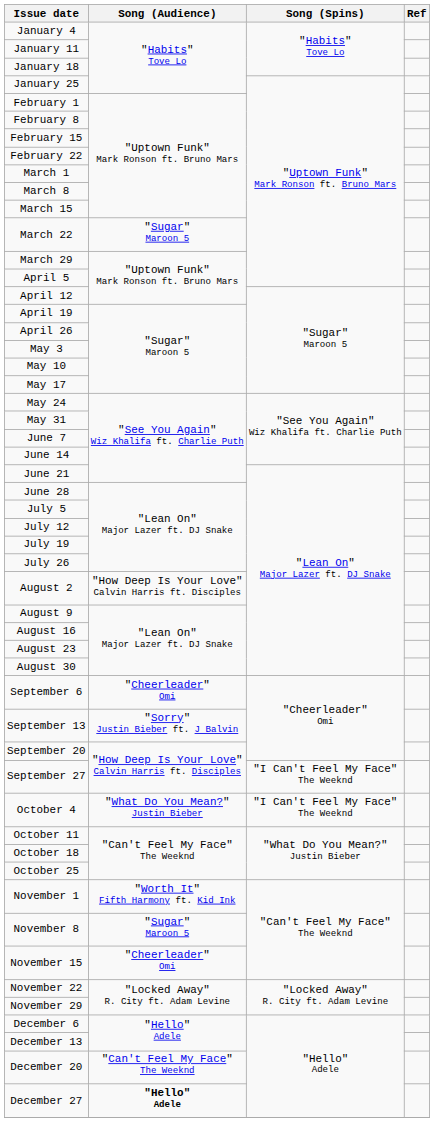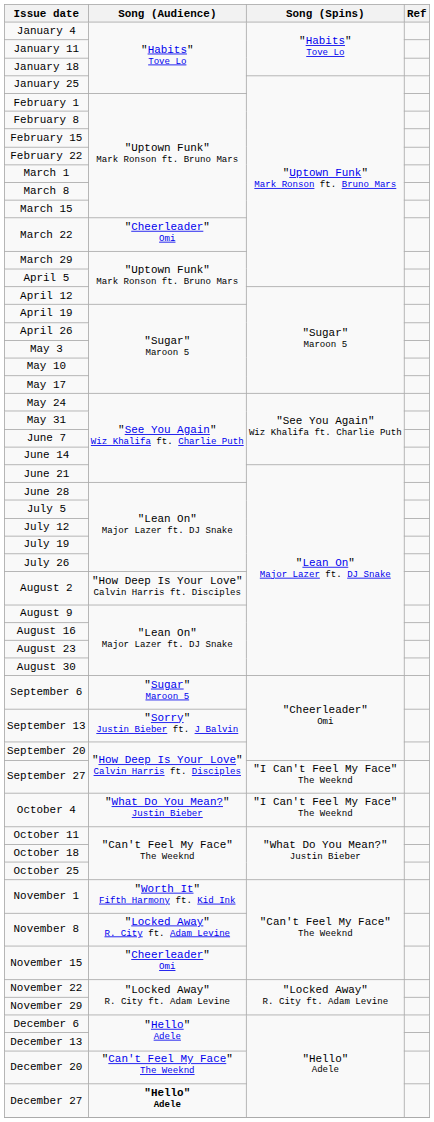(167, 232) "Sugar" Maroon 5 -> (167, 232) "Cheerleader" Omi
(167, 690) "Cheerleader" Omi -> (167, 690) "Sugar" Maroon 5
(167, 927) "Sugar" Maroon 5 -> (167, 927) "Locked Away" R. City ft. Adam Levine
